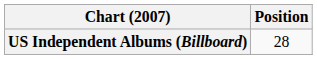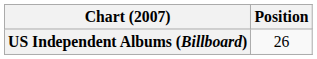(282, 41) 28 -> (282, 41) 26
